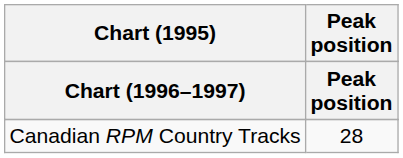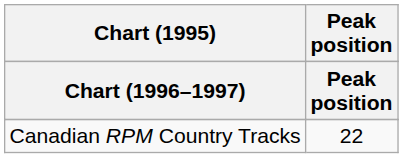(351, 135) 28 -> (351, 135) 22
